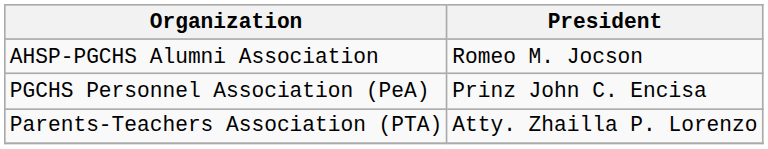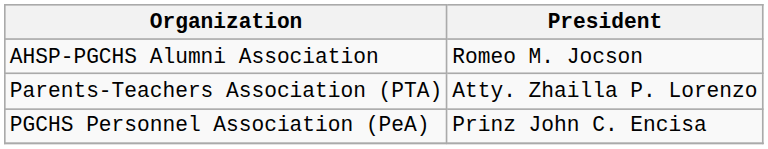rows swapped: (226, 126) <-> (220, 91)
